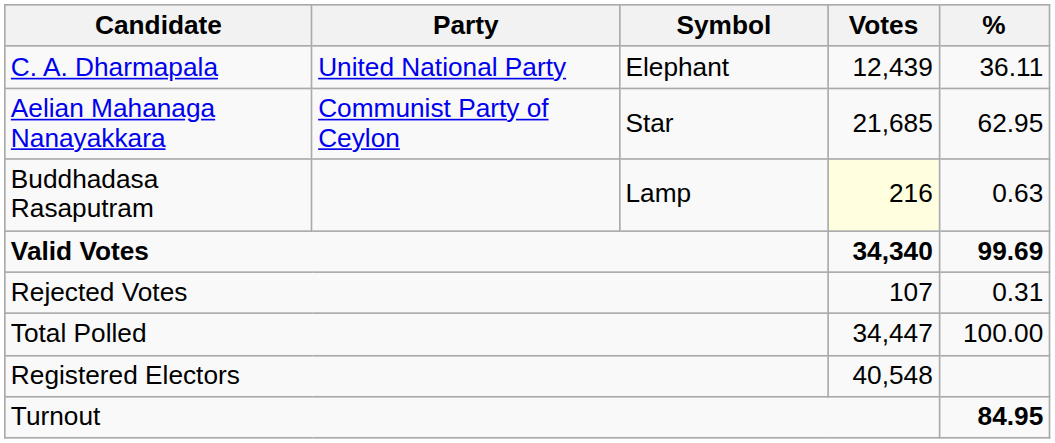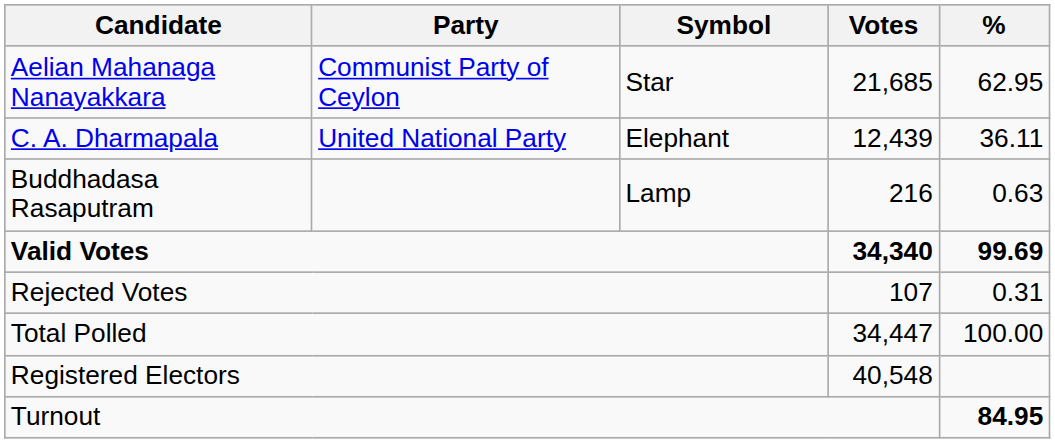rows swapped: (113, 123) <-> (114, 66)
(911, 194) lightyellow background -> (911, 194) no background
